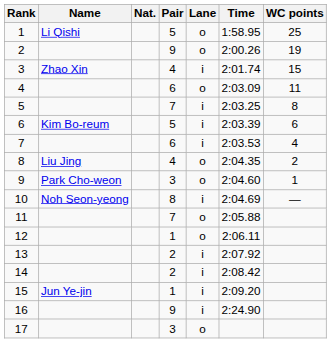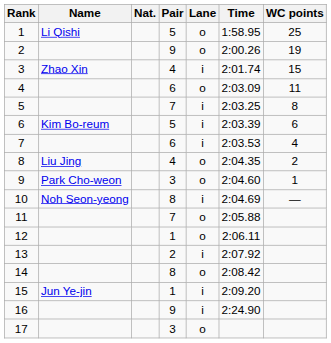(173, 273) 2 -> (173, 273) 8
(203, 273) i -> (203, 273) o
